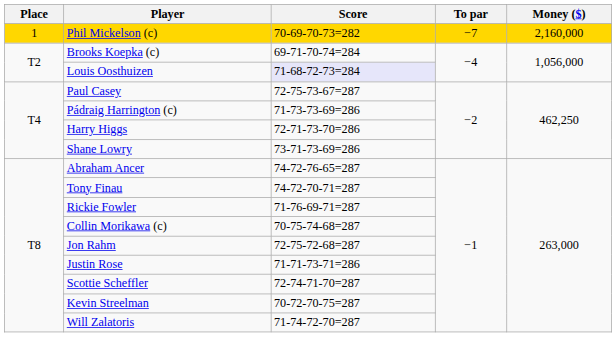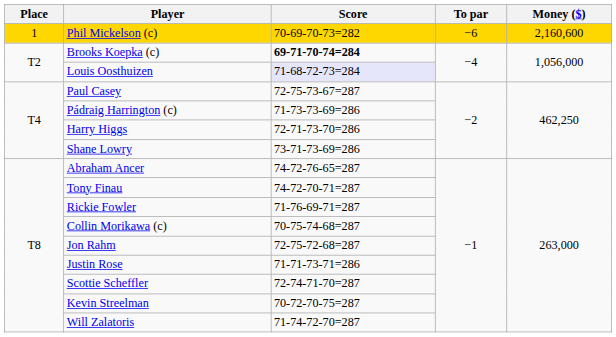(471, 33) −7 -> (471, 33) −6
(559, 33) 2,160,000 -> (559, 33) 2,160,600
(317, 52) normal -> (317, 52) bold
